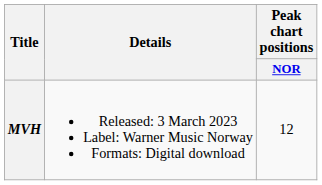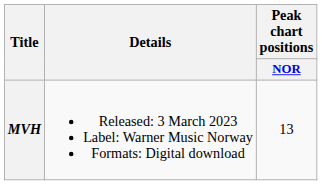(286, 129) 12 -> (286, 129) 13
